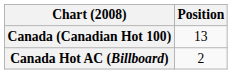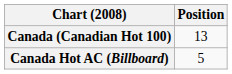(201, 58) 2 -> (201, 58) 5
